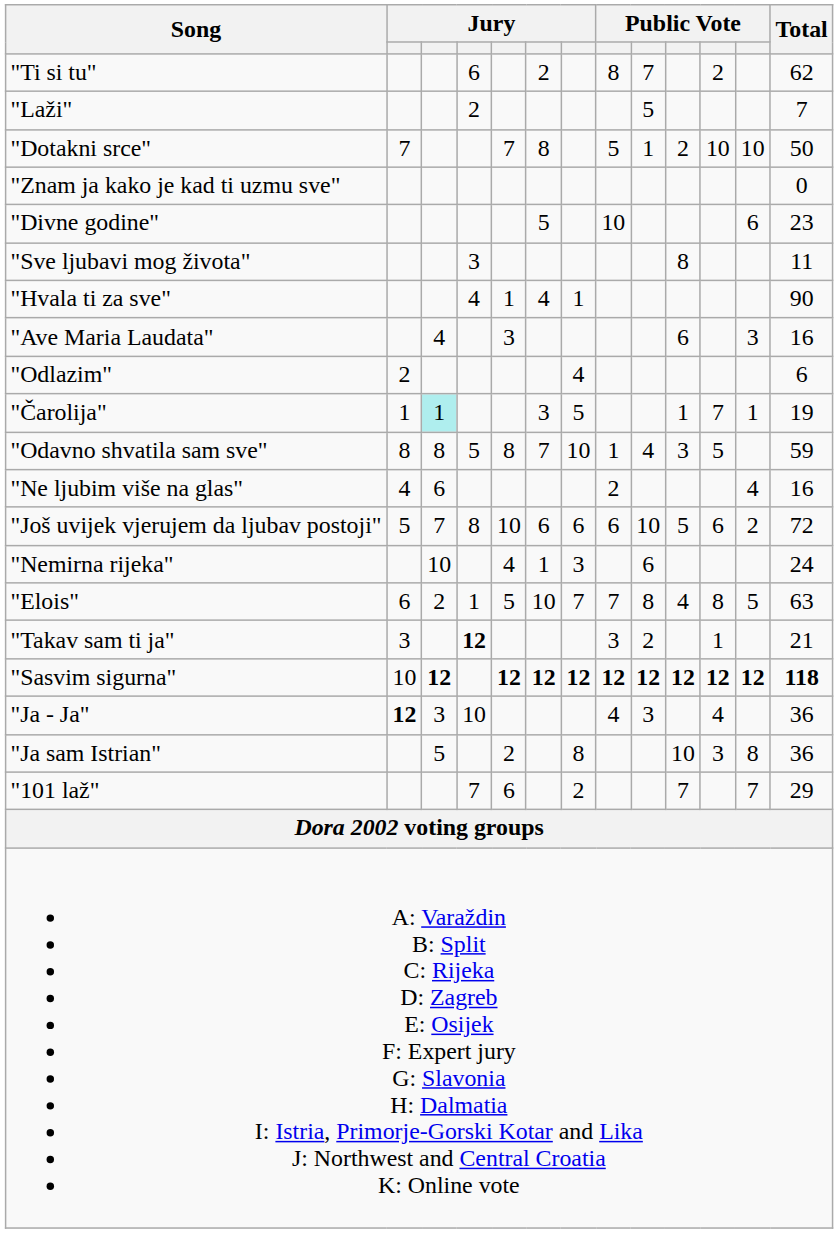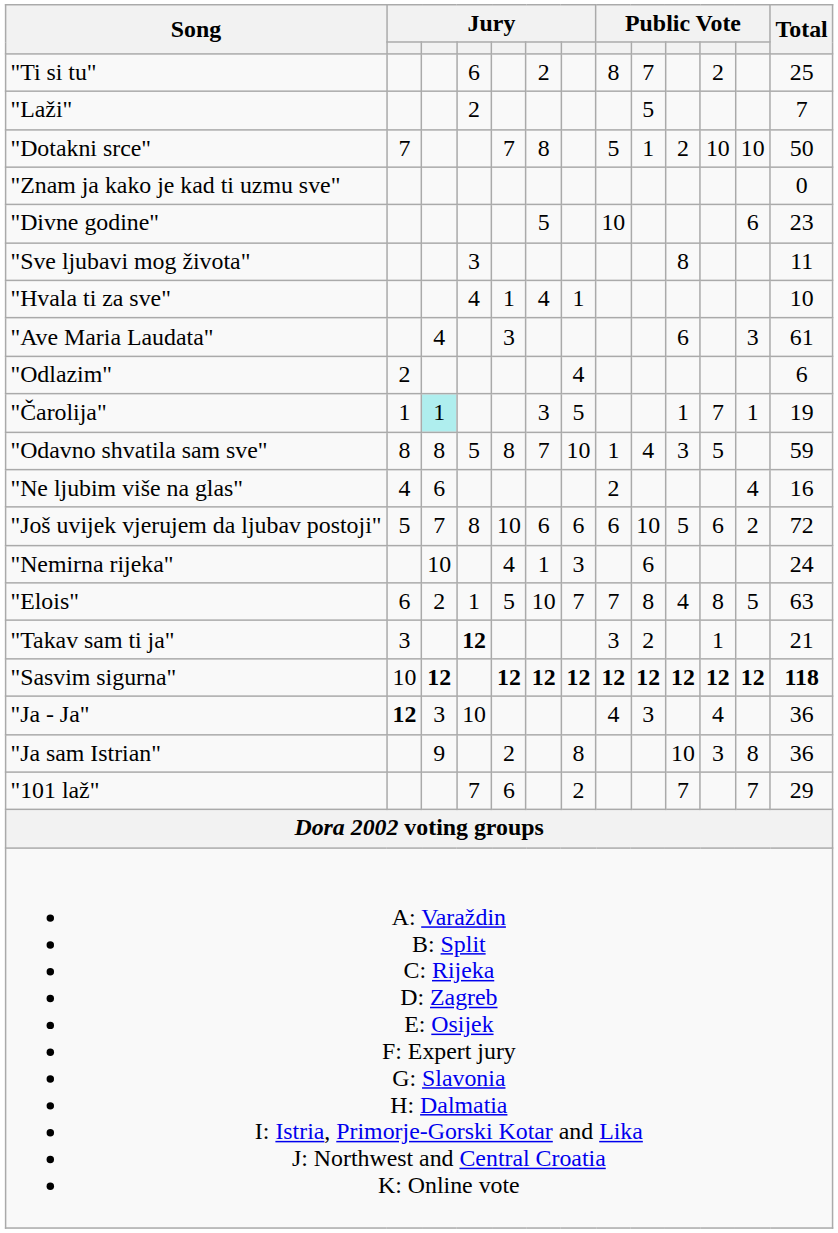(802, 72) 62 -> (802, 72) 25
(802, 299) 90 -> (802, 299) 10
(802, 336) 16 -> (802, 336) 61
(439, 752) 5 -> (439, 752) 9
